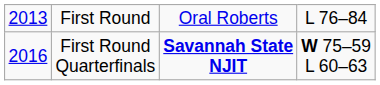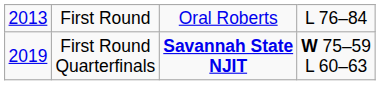(28, 55) 2016 -> (28, 55) 2019
